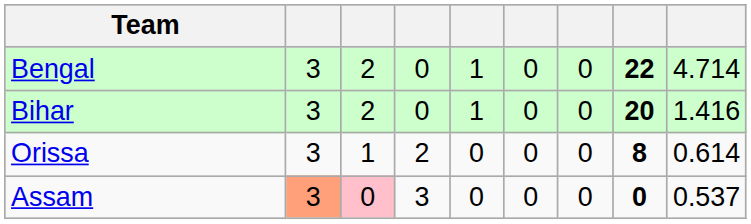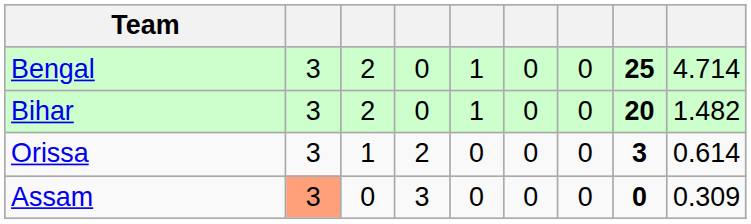(640, 68) 22 -> (640, 68) 25
(707, 111) 1.416 -> (707, 111) 1.482
(640, 153) 8 -> (640, 153) 3
(368, 196) pink background -> (368, 196) no background
(707, 196) 0.537 -> (707, 196) 0.309
